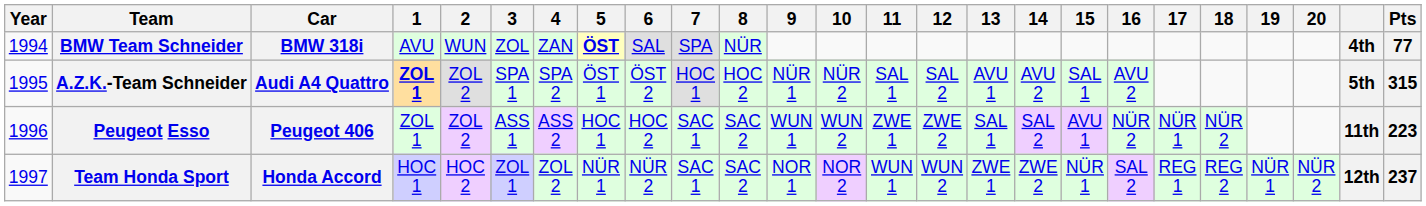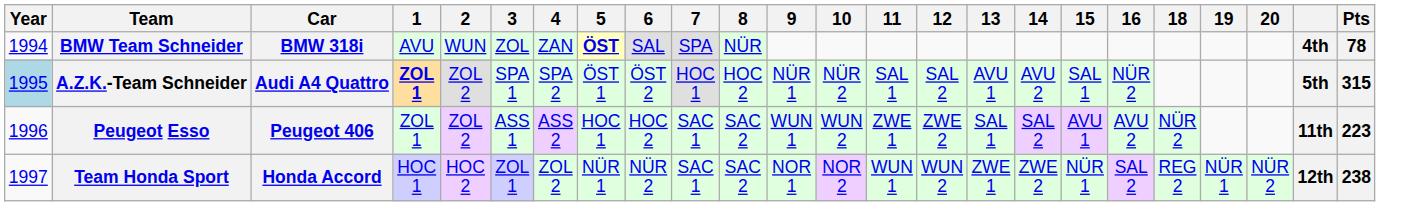- column: (1178, 18)
(1403, 46) 77 -> (1356, 46) 78
(28, 83) no background -> (28, 83) lightblue background
(1131, 83) AVU 2 -> (1131, 83) NÜR 2
(1131, 130) NÜR 2 -> (1131, 130) AVU 2
(1403, 177) 237 -> (1356, 177) 238
